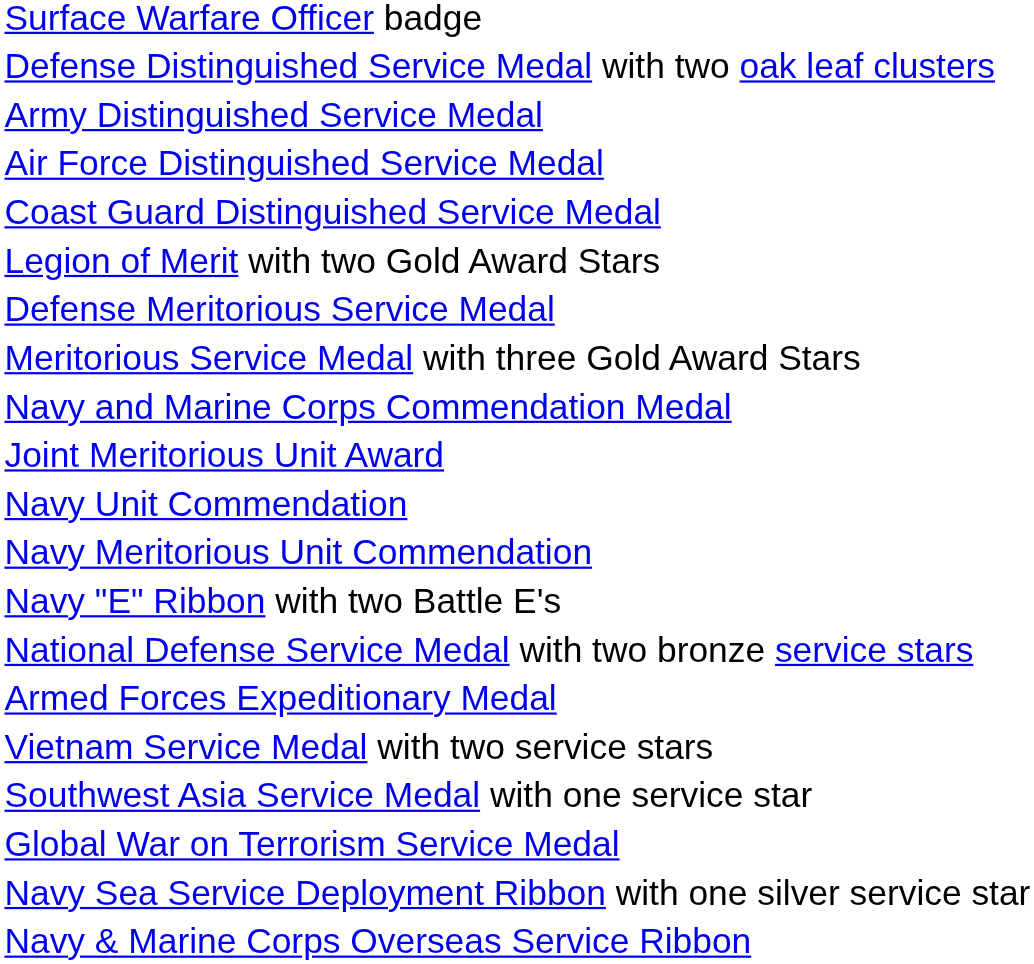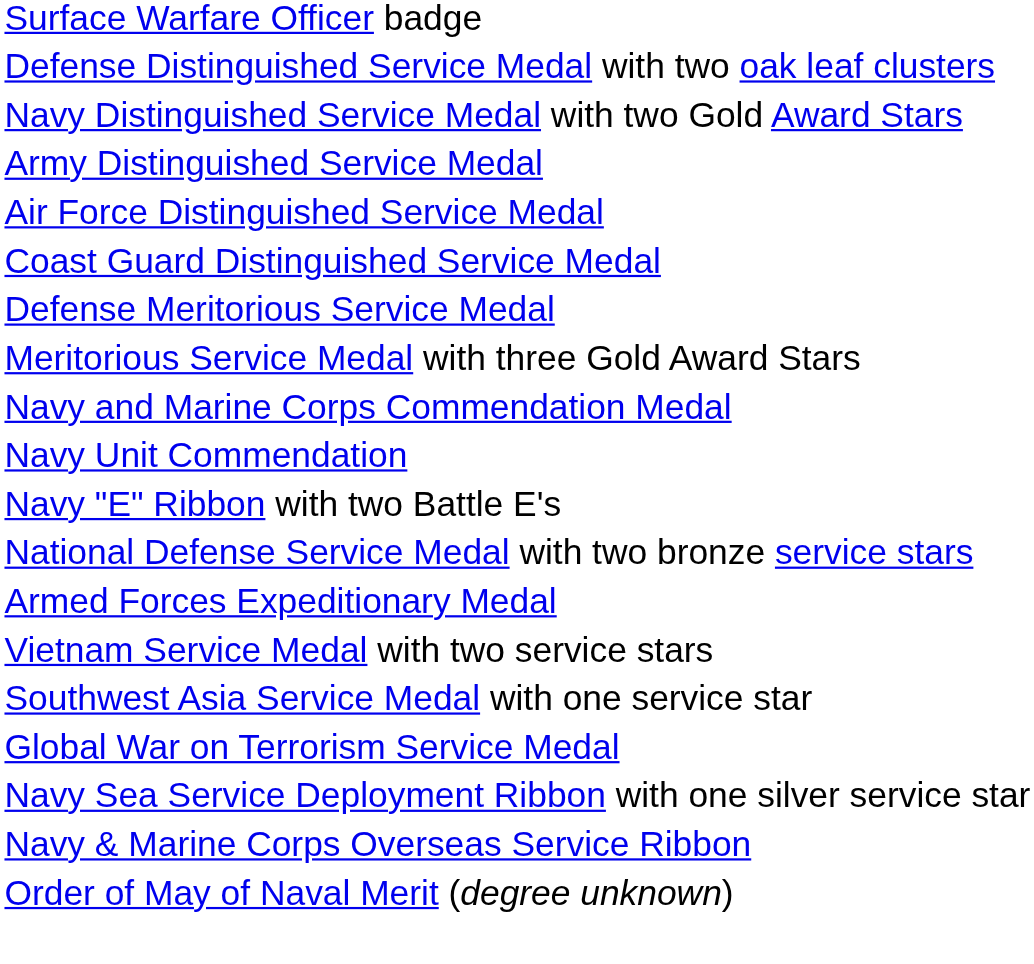+ row: (484, 115)
- row: (332, 261)
- row: (224, 455)
- row: (298, 552)
+ row: (369, 893)
